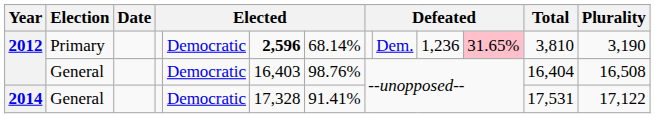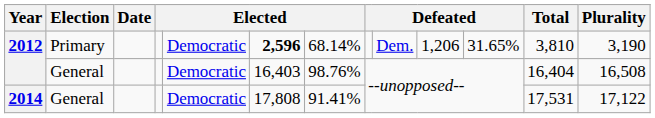(440, 44) 1,236 -> (440, 44) 1,206
(493, 44) pink background -> (493, 44) no background
(277, 98) 17,328 -> (277, 98) 17,808
